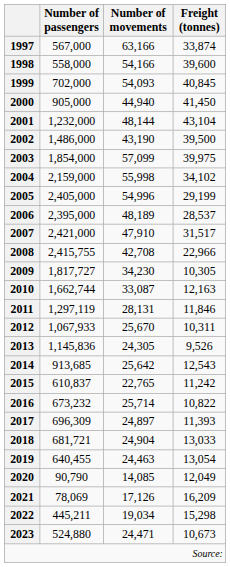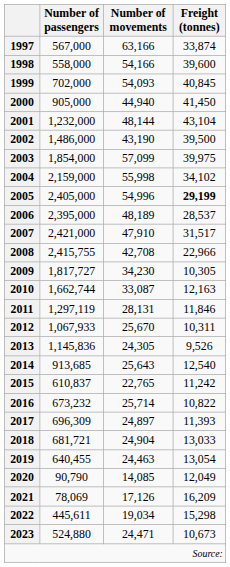(199, 196) normal -> (199, 196) bold
(138, 365) 25,642 -> (138, 365) 25,643
(199, 365) 12,543 -> (199, 365) 12,540
(72, 515) 445,211 -> (72, 515) 445,611
